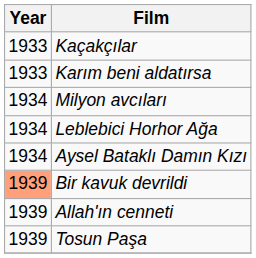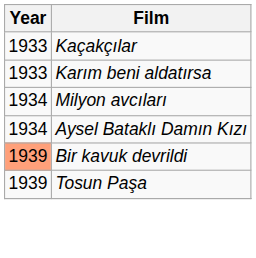- row: (137, 128)
- row: (114, 211)
